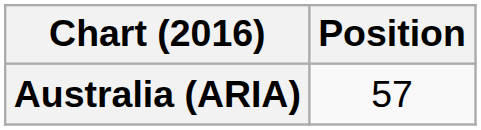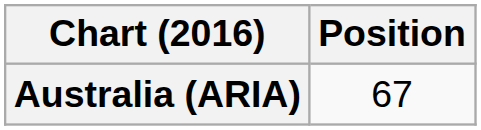(392, 93) 57 -> (392, 93) 67
